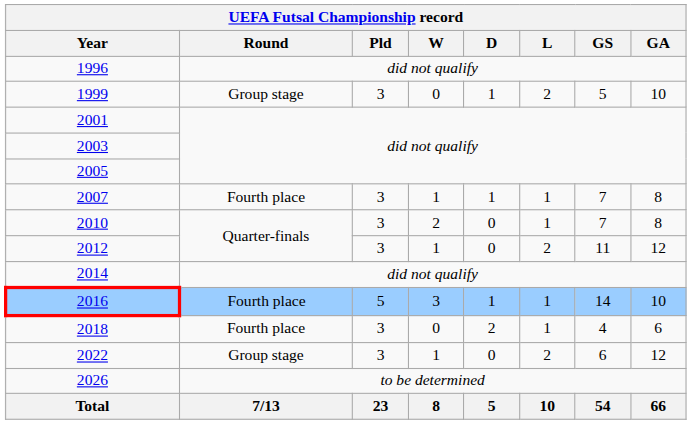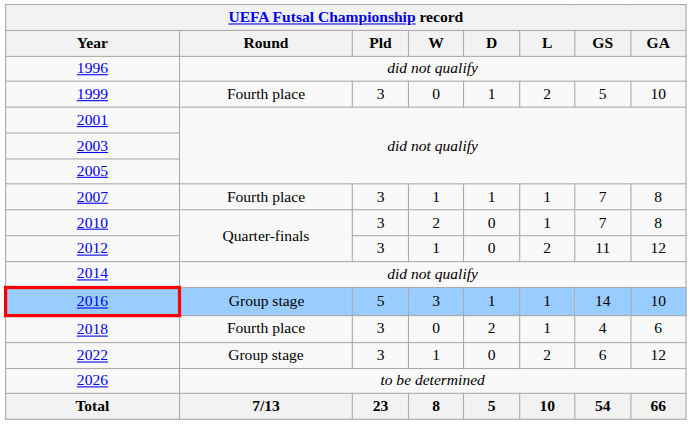(266, 94) Group stage -> (266, 94) Fourth place
(267, 302) Fourth place -> (267, 302) Group stage
